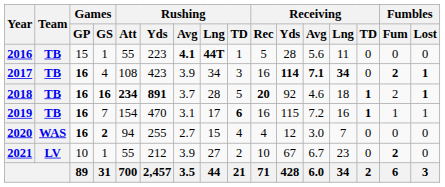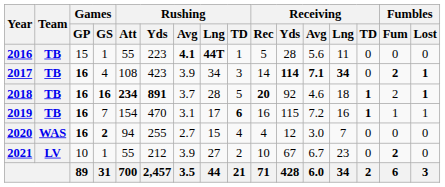(264, 73) 16 -> (264, 73) 14
